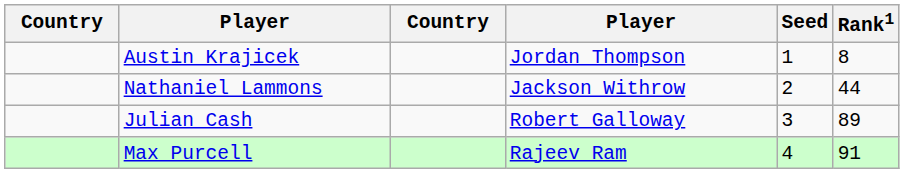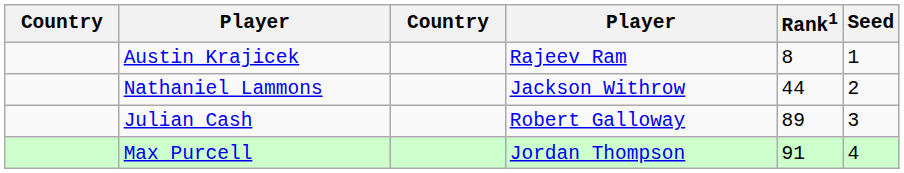columns swapped: (866, 23) <-> (805, 23)
(598, 57) Jordan Thompson -> (568, 57) Rajeev Ram
(568, 153) Rajeev Ram -> (598, 153) Jordan Thompson
